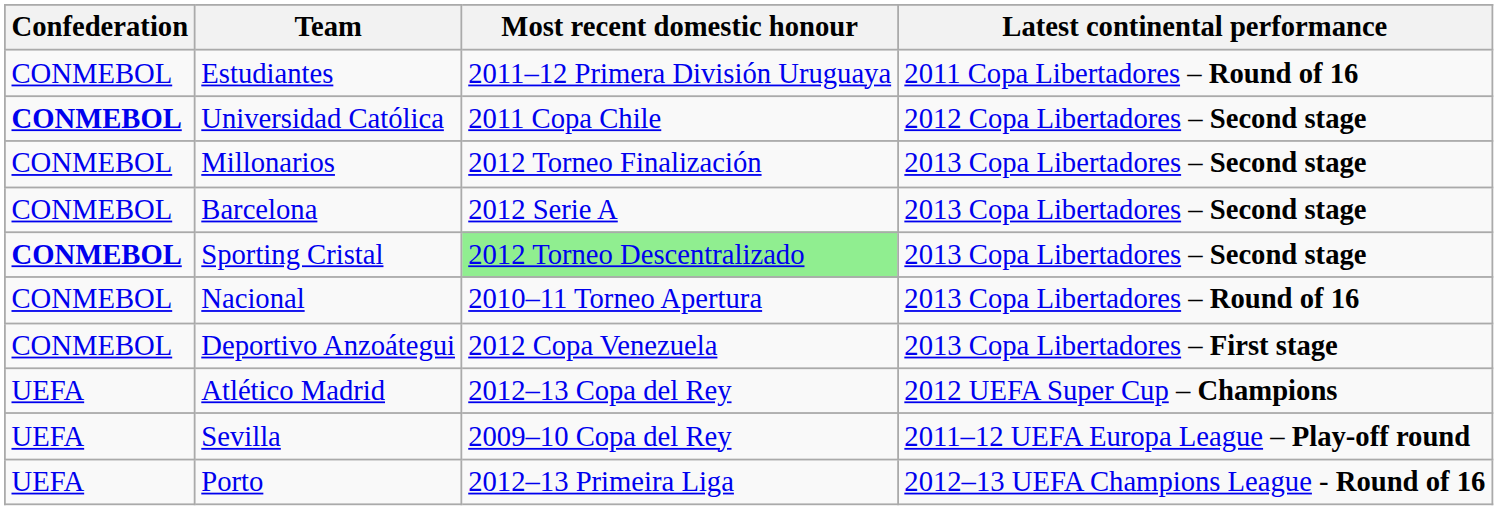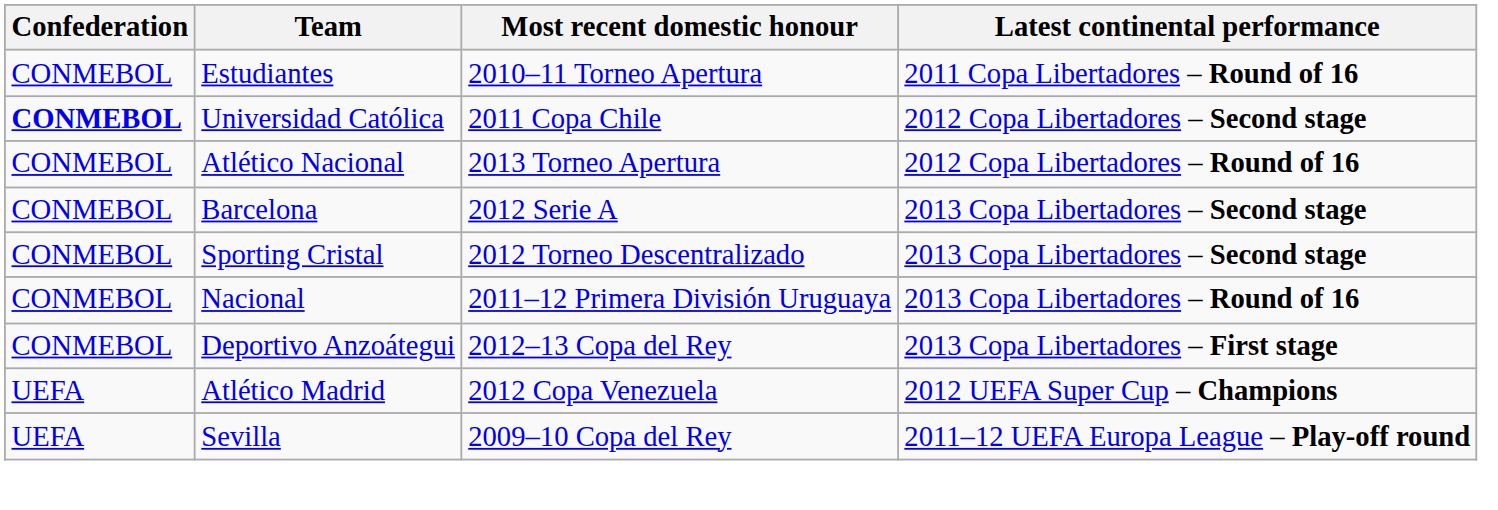(680, 72) 2011–12 Primera División Uruguaya -> (615, 72) 2010–11 Torneo Apertura
+ row: (303, 163)
- row: (268, 163)
(97, 254) bold -> (92, 254) normal
(636, 254) lightgreen background -> (636, 254) no background
(615, 299) 2010–11 Torneo Apertura -> (680, 299) 2011–12 Primera División Uruguaya
(593, 345) 2012 Copa Venezuela -> (600, 345) 2012–13 Copa del Rey
(600, 390) 2012–13 Copa del Rey -> (593, 390) 2012 Copa Venezuela
- row: (232, 481)
